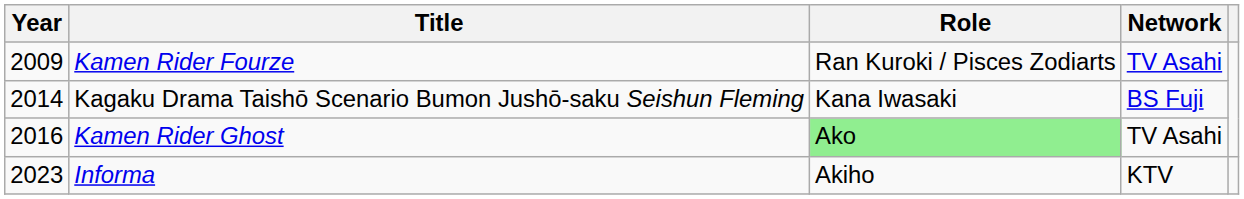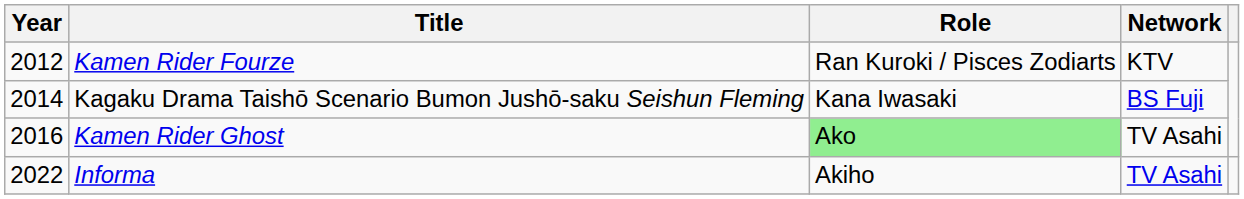(37, 61) 2009 -> (37, 61) 2012
(1174, 61) TV Asahi -> (1150, 61) KTV
(37, 174) 2023 -> (37, 174) 2022
(1150, 174) KTV -> (1174, 174) TV Asahi
